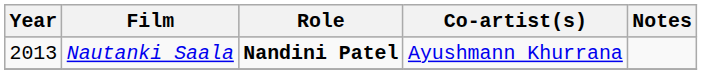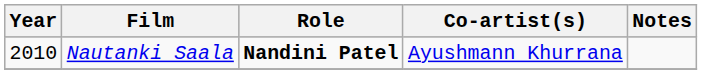(33, 53) 2013 -> (33, 53) 2010
